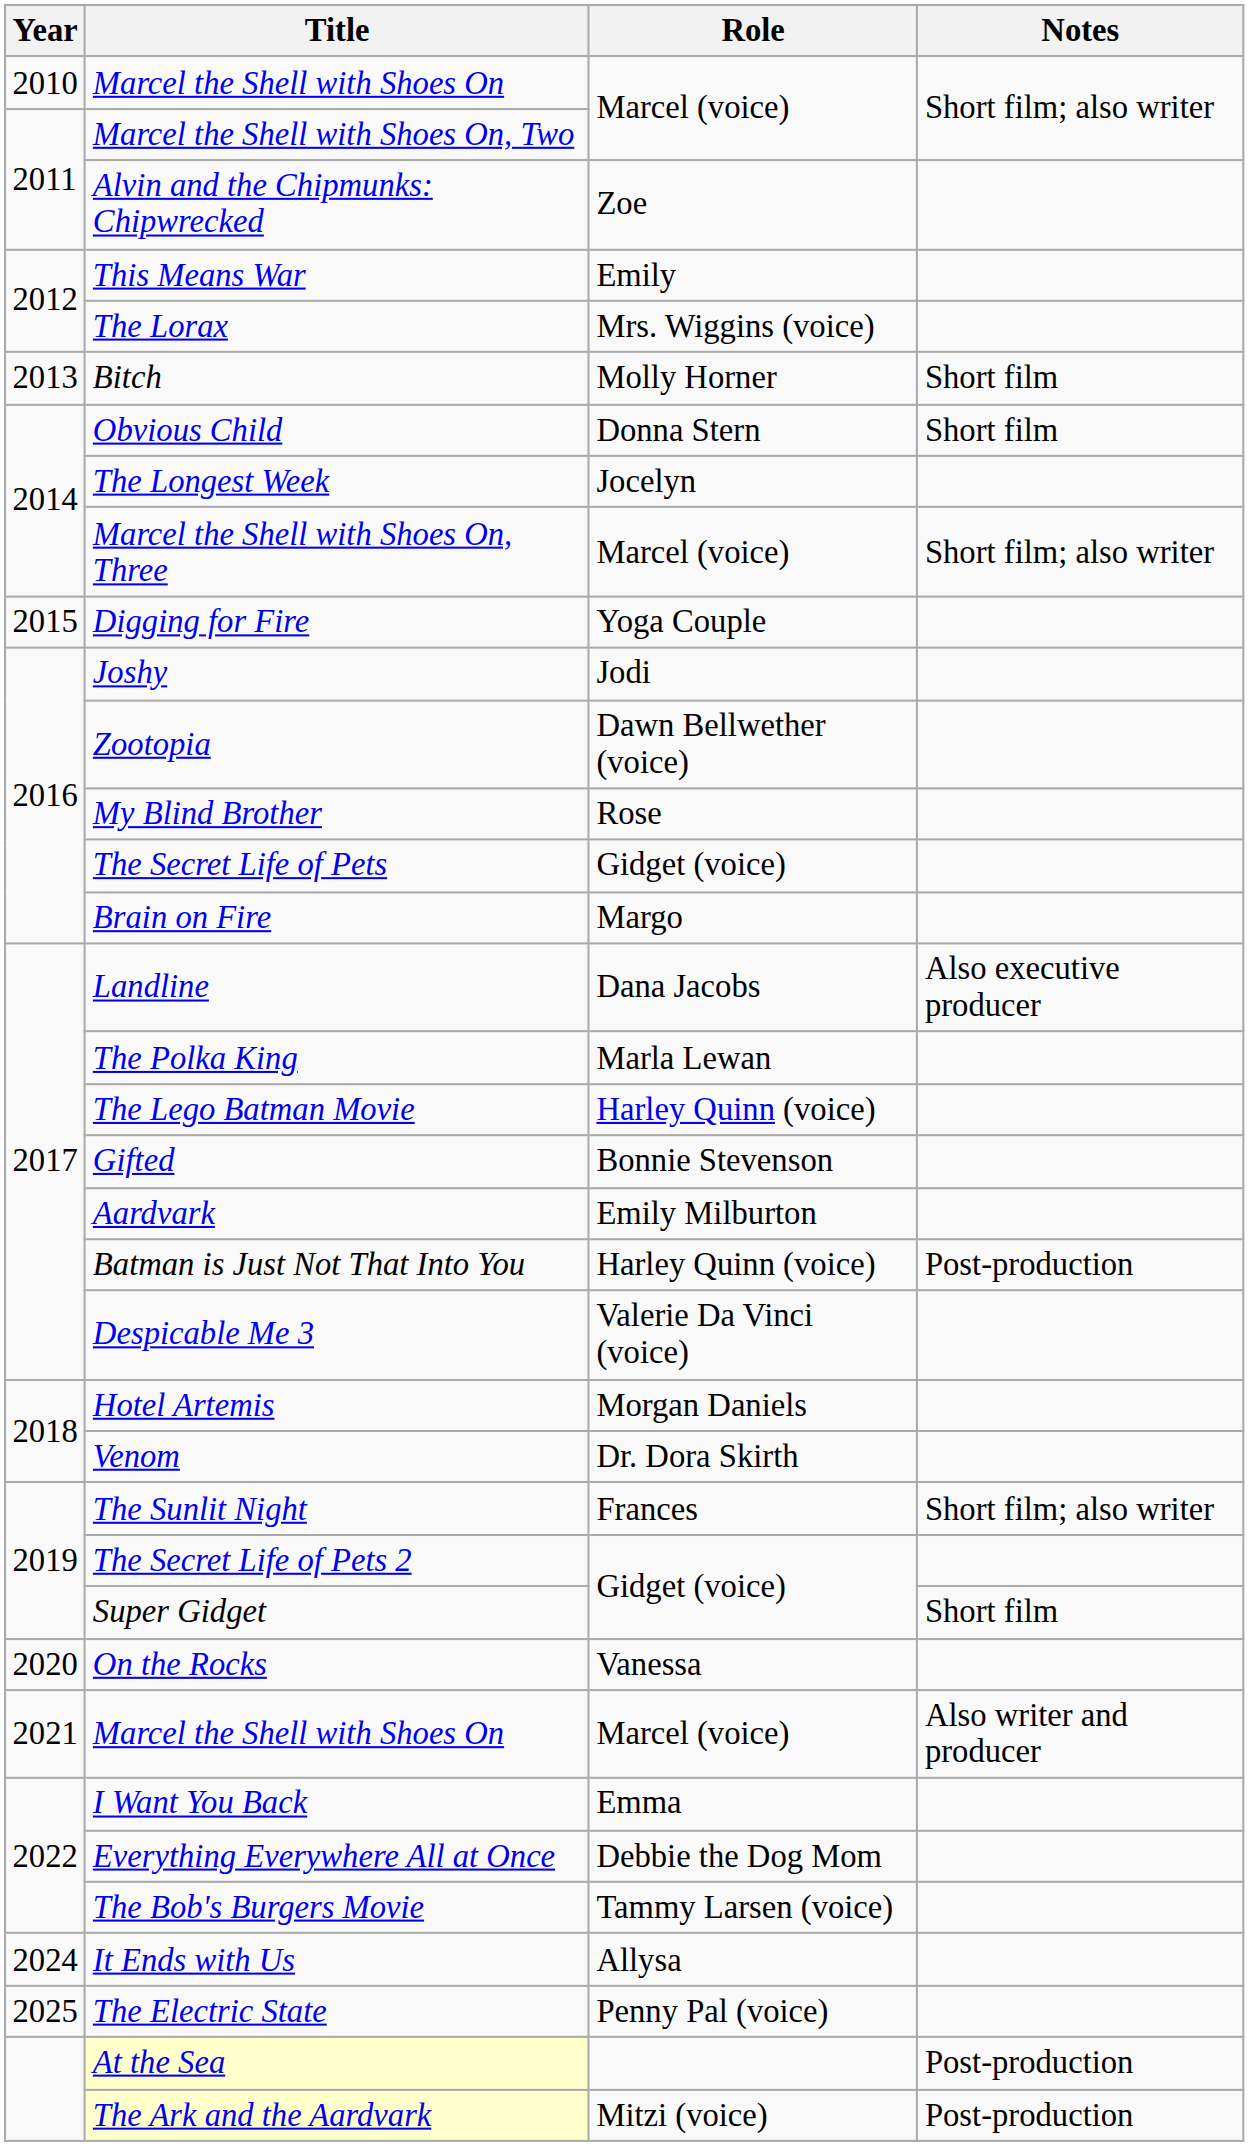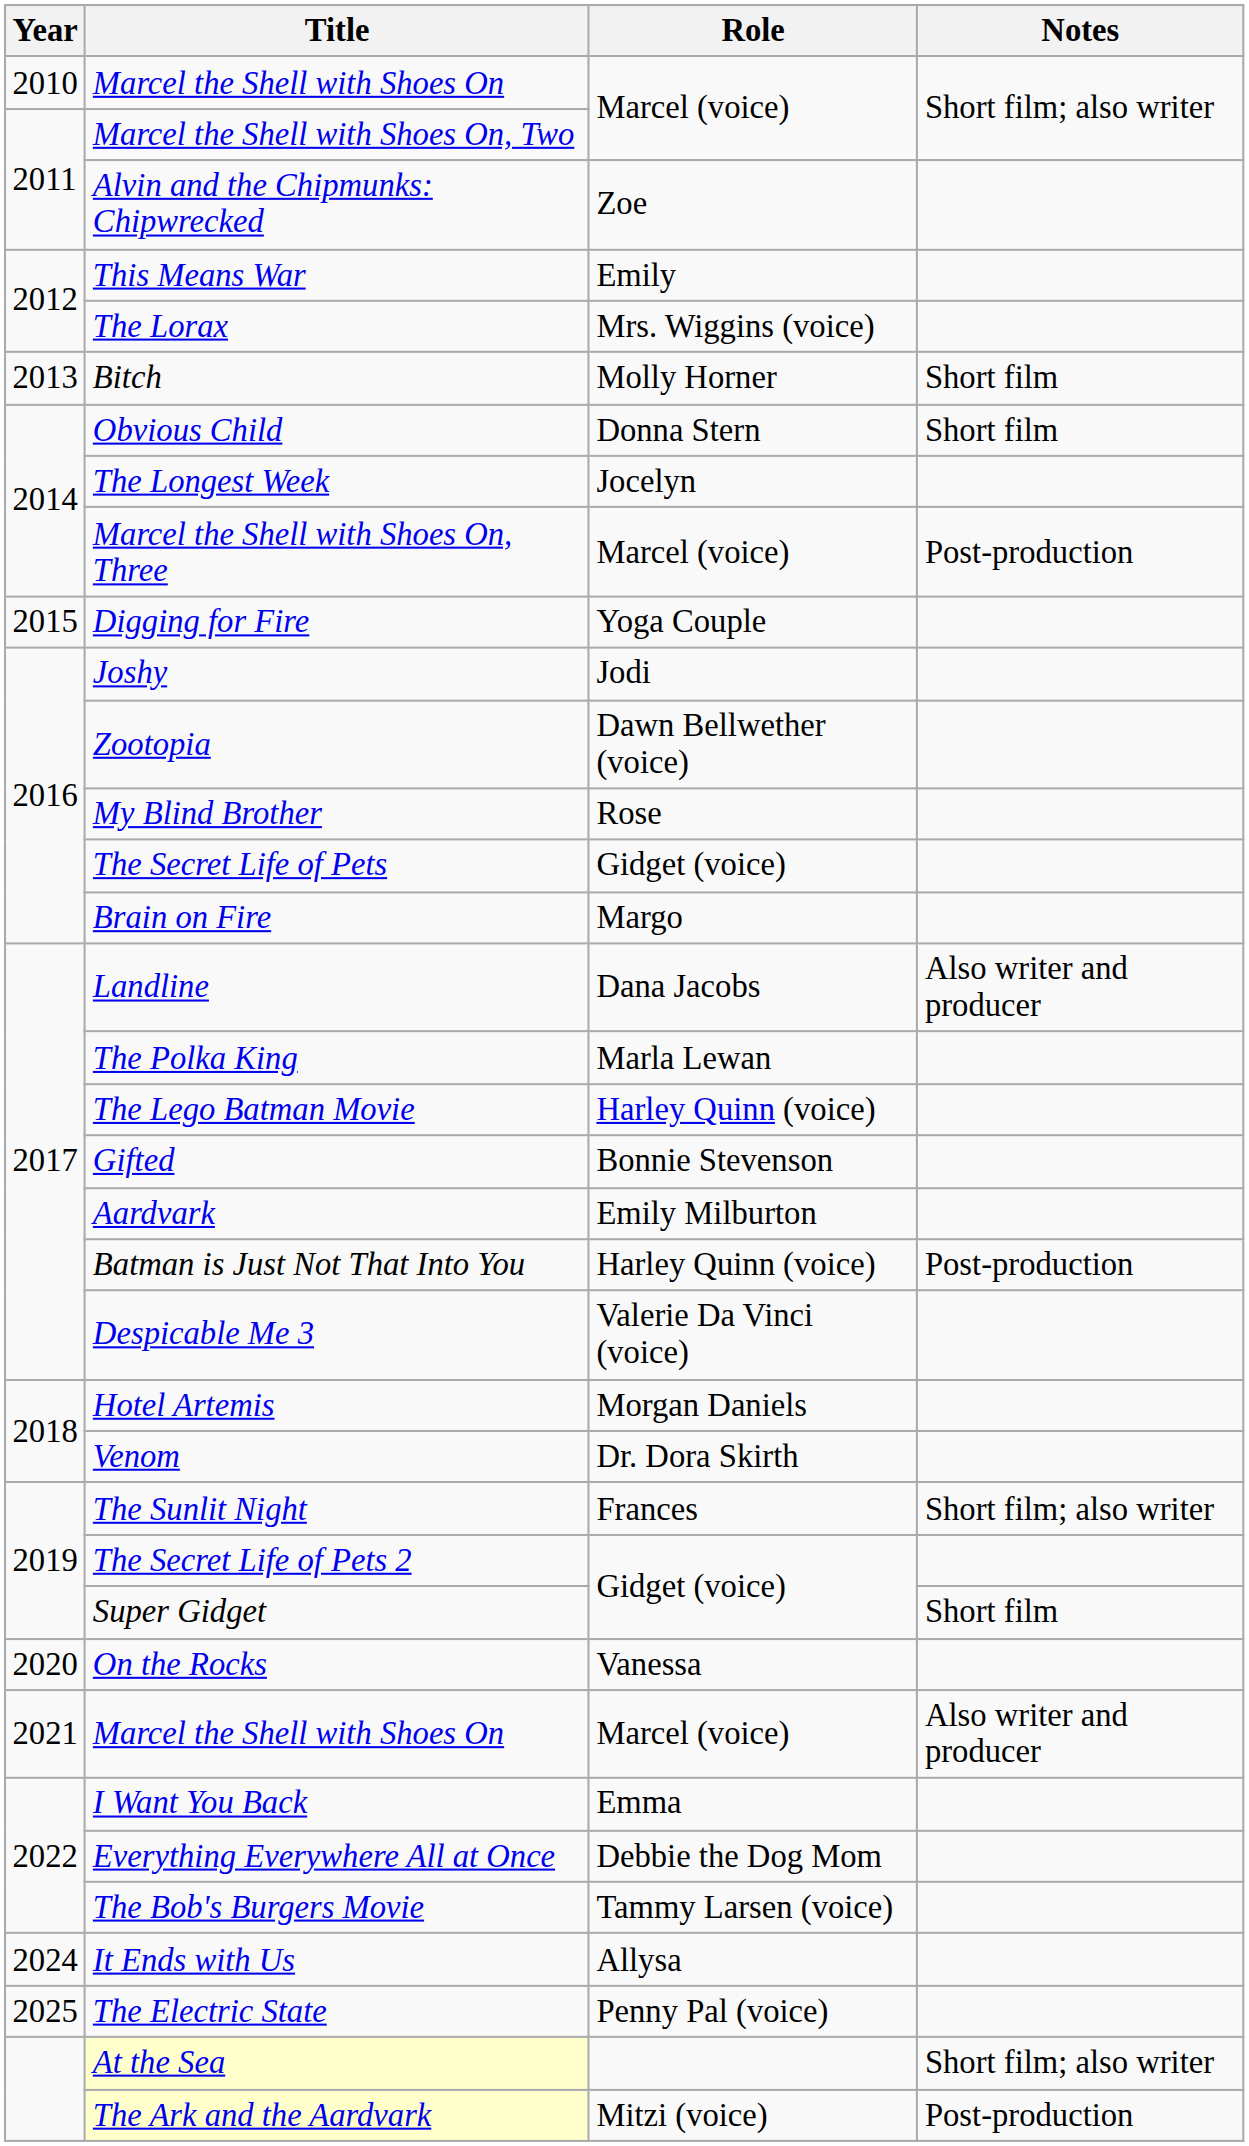(1070, 551) Short film; also writer -> (1029, 551) Post-production
(1022, 987) Also executive producer -> (1026, 987) Also writer and producer
(1029, 2062) Post-production -> (1070, 2062) Short film; also writer
